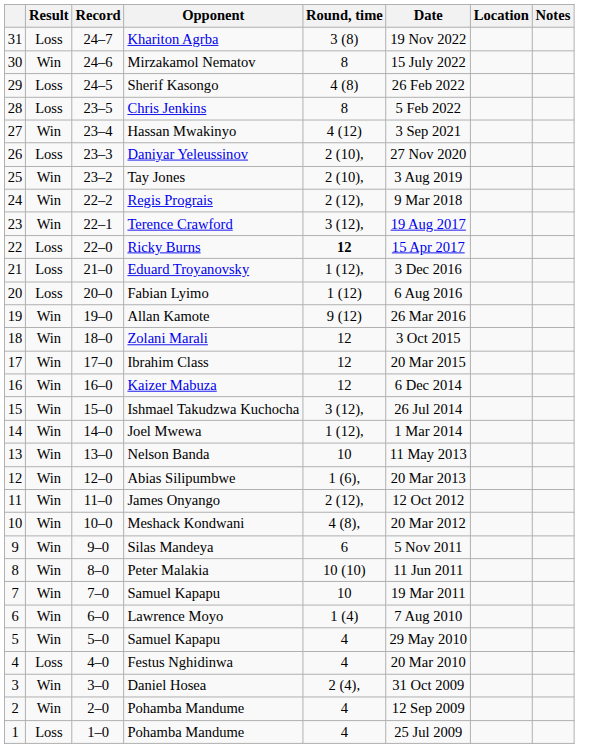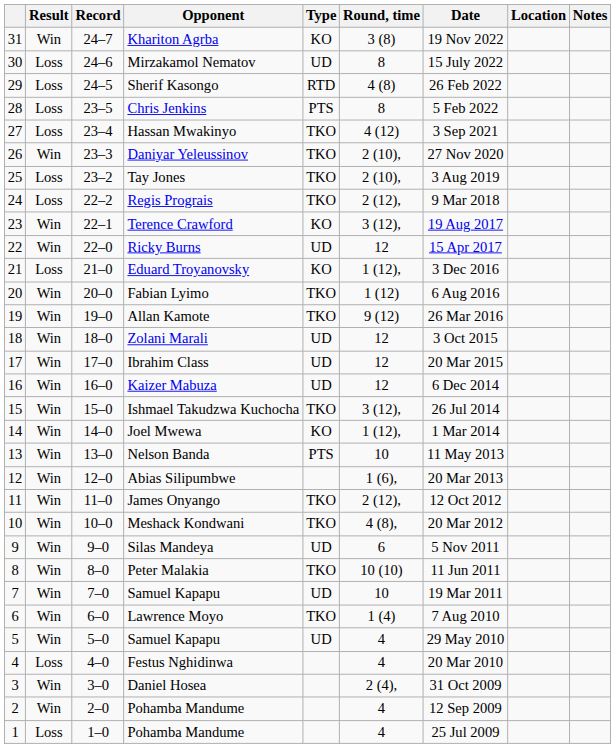+ column: (321, 16)
(49, 39) Loss -> (49, 39) Win
(49, 62) Win -> (49, 62) Loss
(49, 131) Win -> (49, 131) Loss
(49, 154) Loss -> (49, 154) Win
(49, 177) Win -> (49, 177) Loss
(49, 200) Win -> (49, 200) Loss
(49, 246) Loss -> (49, 246) Win
(344, 246) bold -> (381, 246) normal
(49, 293) Loss -> (49, 293) Win
